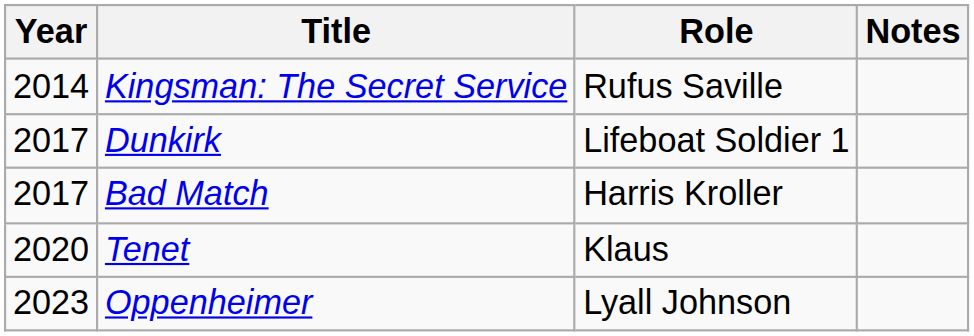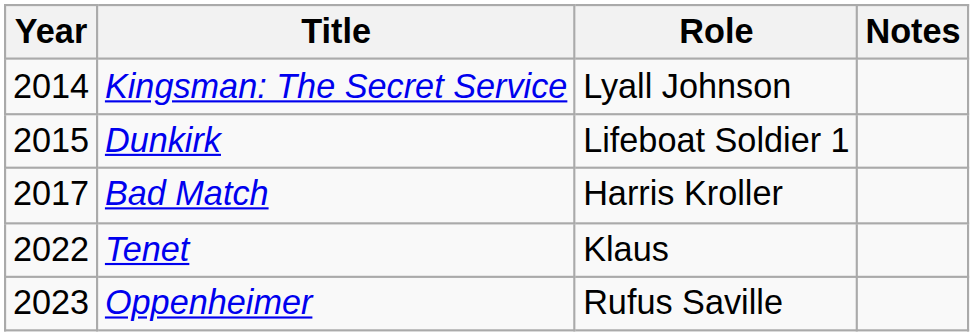(683, 85) Rufus Saville -> (687, 85) Lyall Johnson
(51, 140) 2017 -> (51, 140) 2015
(51, 248) 2020 -> (51, 248) 2022
(687, 303) Lyall Johnson -> (683, 303) Rufus Saville
